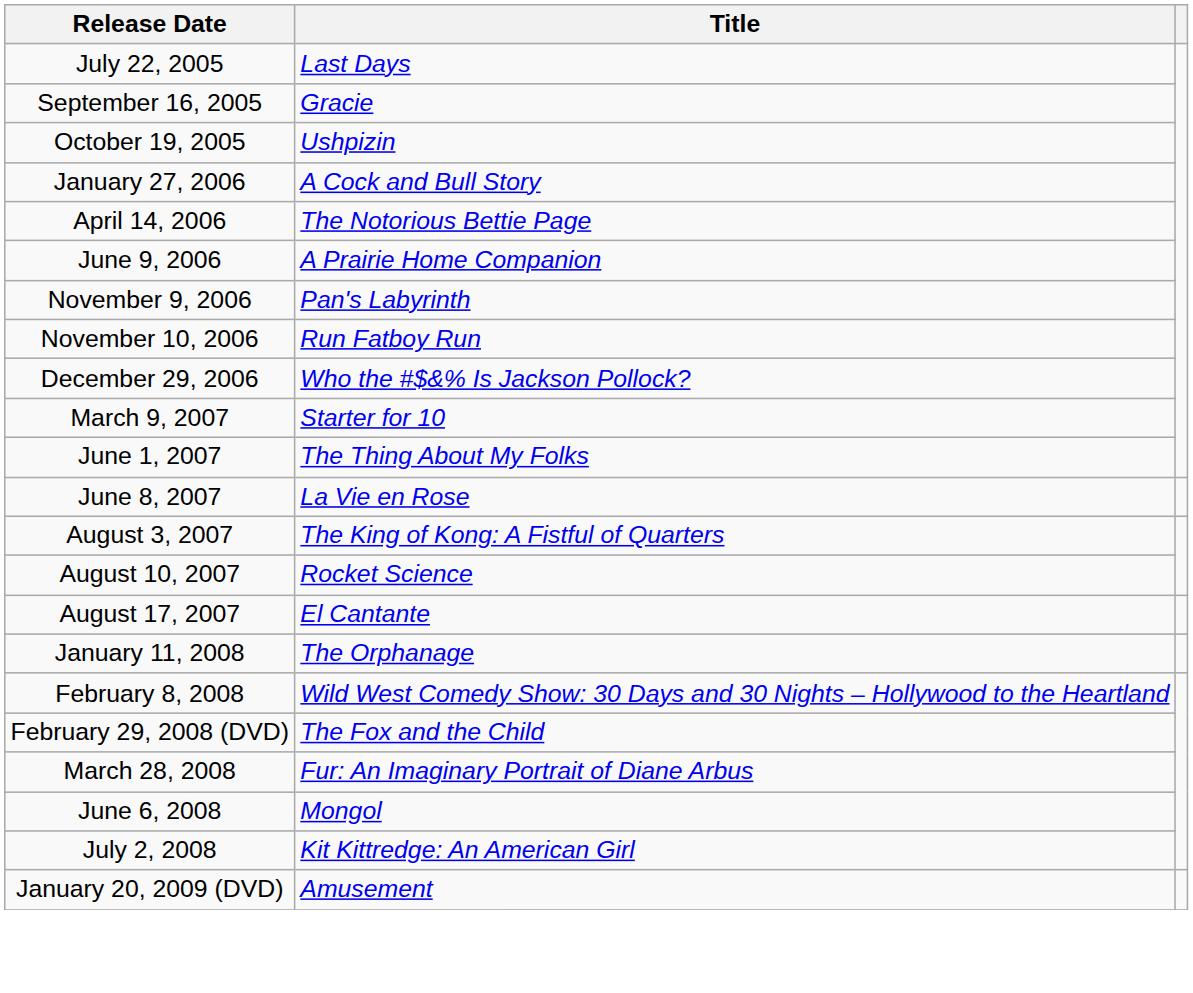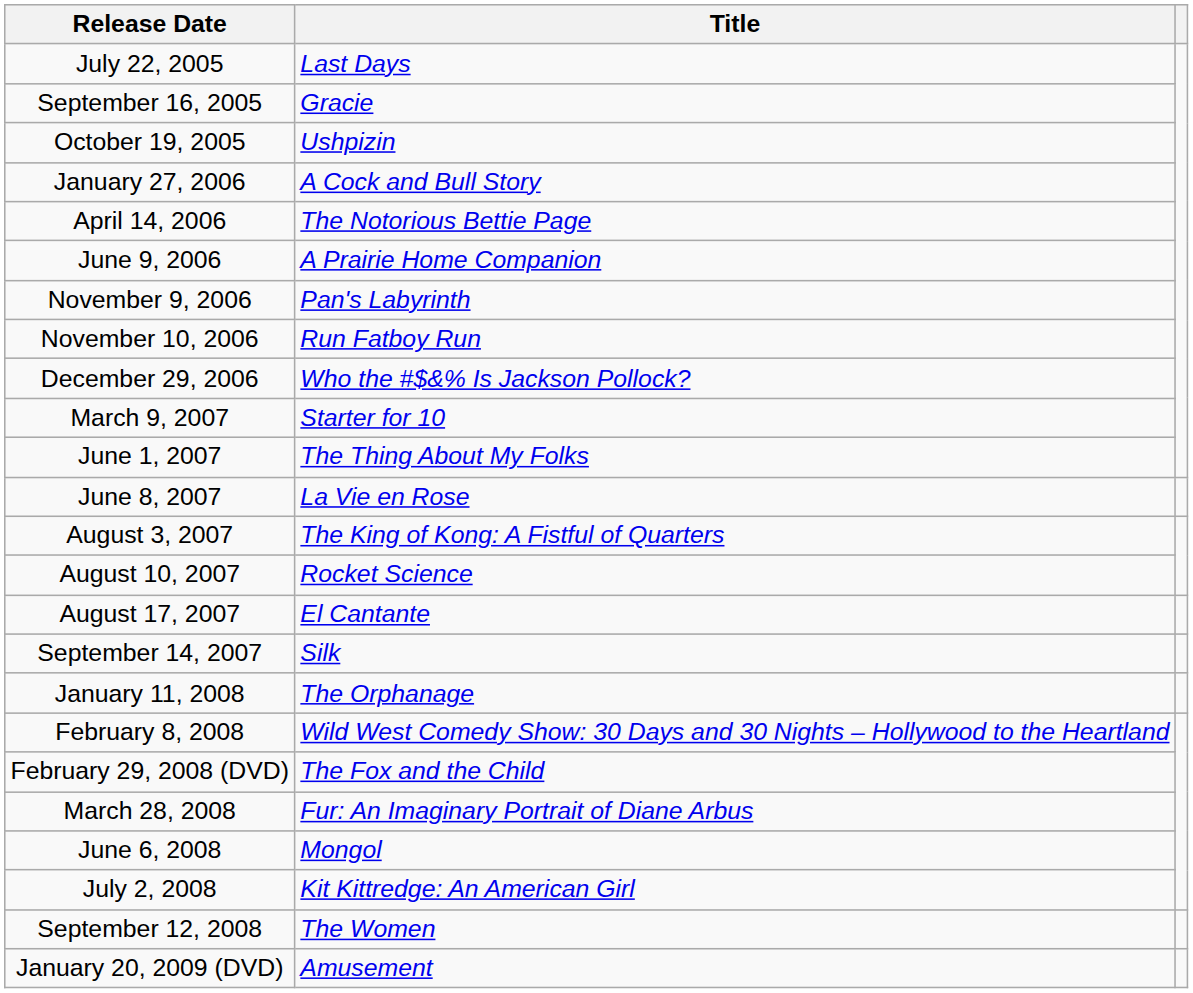+ row: (150, 653)
+ row: (150, 928)
